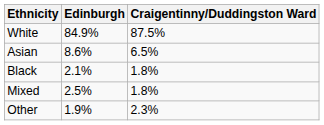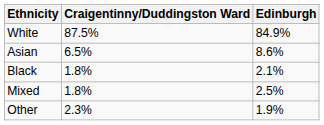columns swapped: (224, 14) <-> (95, 14)
